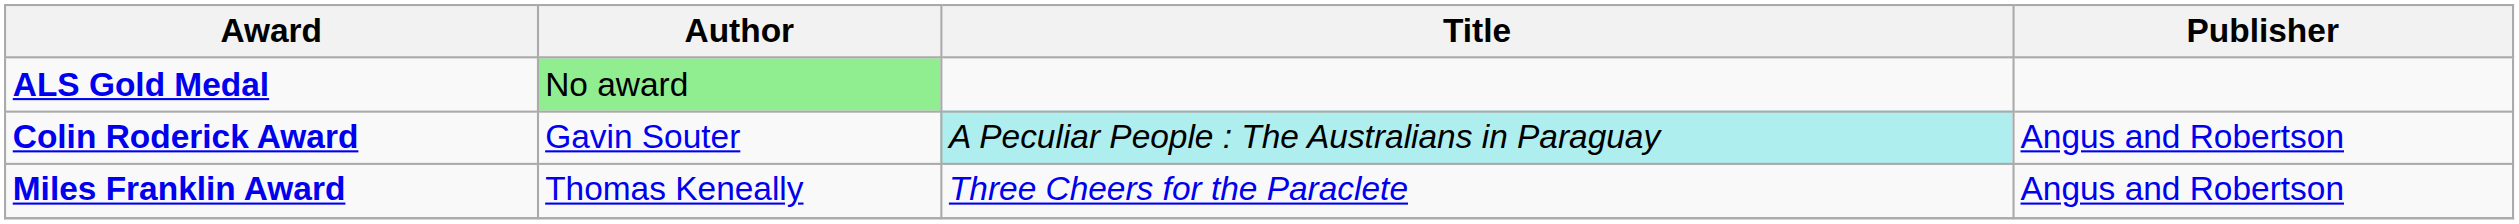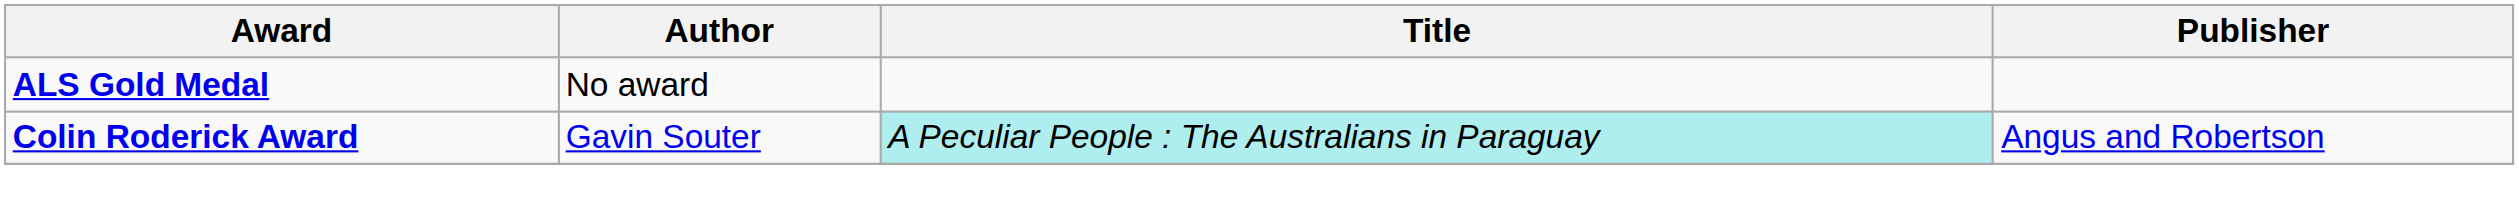(617, 84) lightgreen background -> (637, 84) no background
- row: (179, 190)
